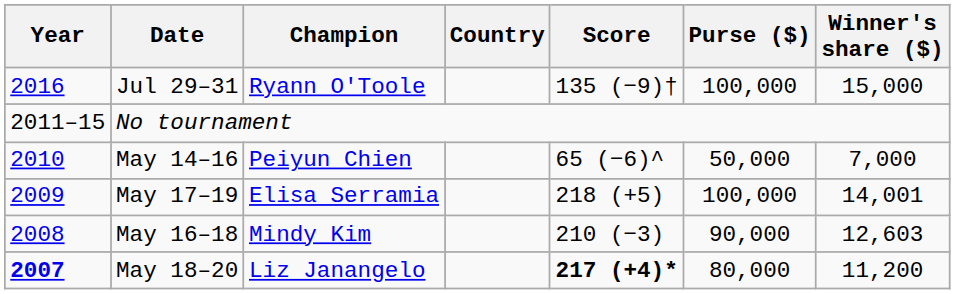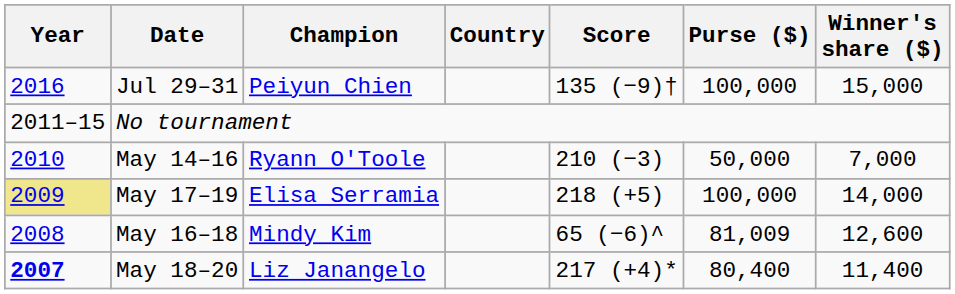(337, 86) Ryann O'Toole -> (330, 86) Peiyun Chien
(330, 160) Peiyun Chien -> (337, 160) Ryann O'Toole
(610, 160) 65 (−6)^ -> (610, 160) 210 (−3)
(37, 197) no background -> (37, 197) khaki background
(883, 197) 14,001 -> (883, 197) 14,000
(610, 234) 210 (−3) -> (610, 234) 65 (−6)^
(750, 234) 90,000 -> (750, 234) 81,009
(883, 234) 12,603 -> (883, 234) 12,600
(617, 271) bold -> (617, 271) normal
(750, 271) 80,000 -> (750, 271) 80,400
(883, 271) 11,200 -> (883, 271) 11,400
